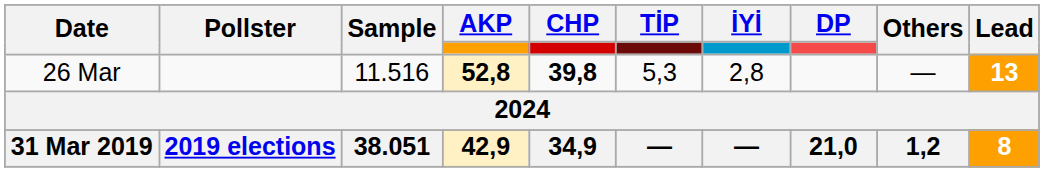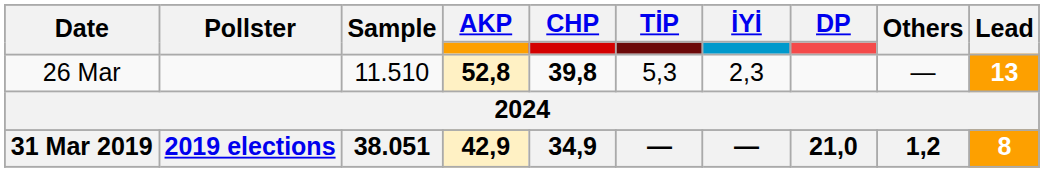(392, 72) 11.516 -> (392, 72) 11.510
(746, 72) 2,8 -> (746, 72) 2,3
